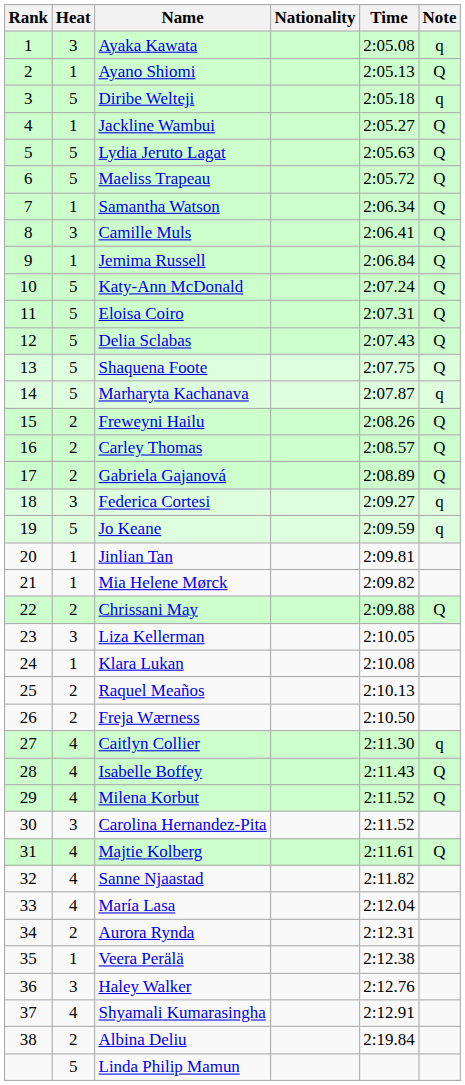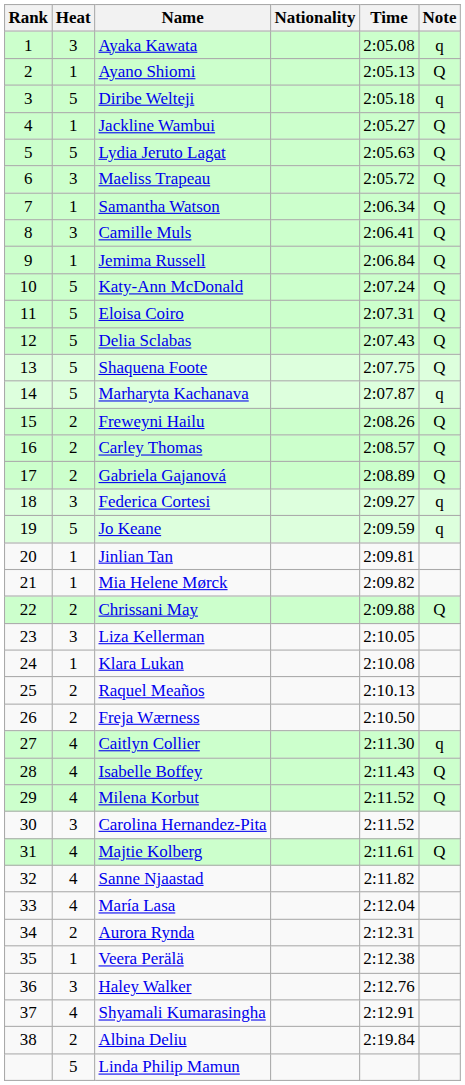(73, 179) 5 -> (73, 179) 3
